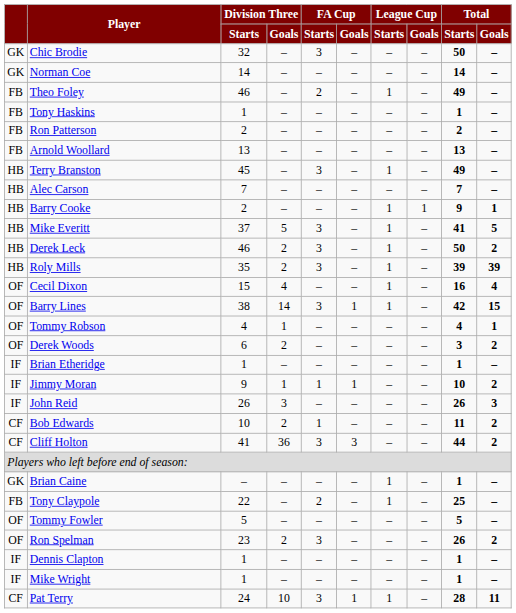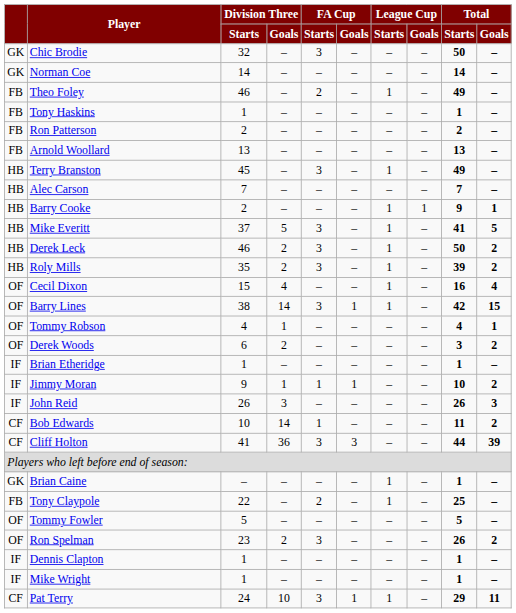(494, 267) 39 -> (494, 267) 2
(284, 423) 2 -> (284, 423) 14
(494, 443) 2 -> (494, 443) 39
(459, 598) 28 -> (459, 598) 29
